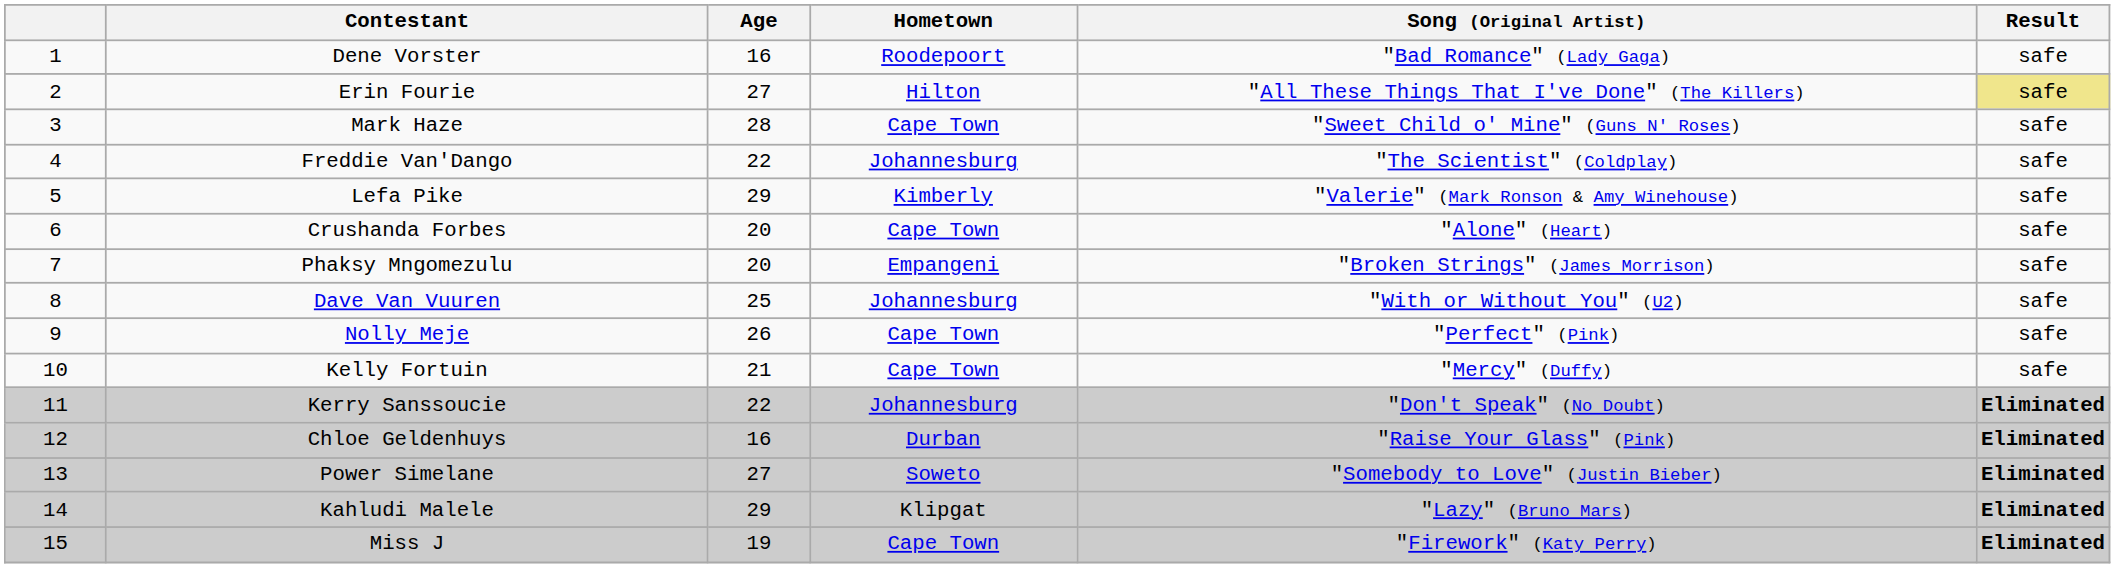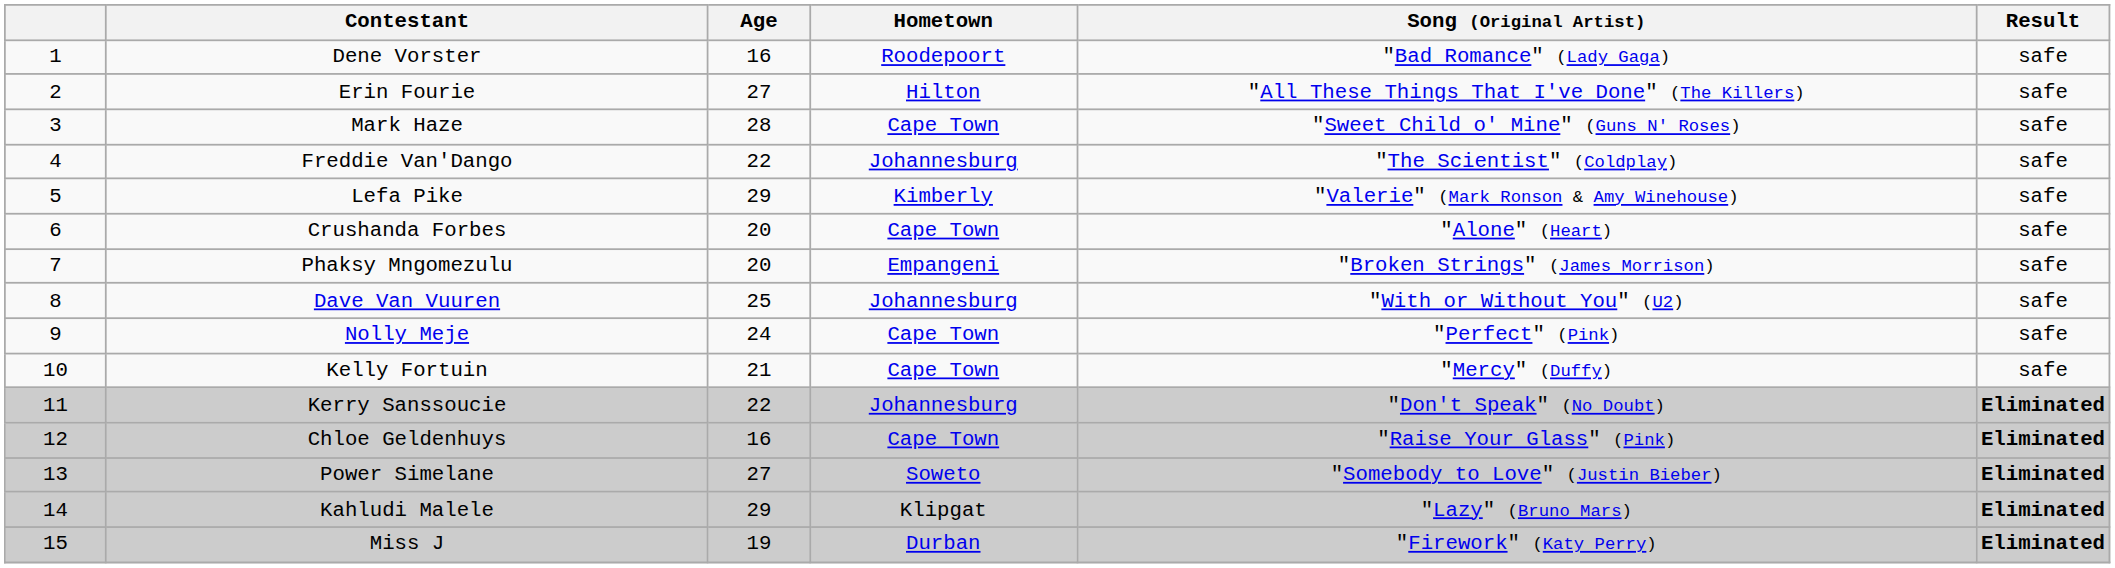(2043, 92) khaki background -> (2043, 92) no background
(759, 335) 26 -> (759, 335) 24
(943, 439) Durban -> (943, 439) Cape Town
(943, 544) Cape Town -> (943, 544) Durban
